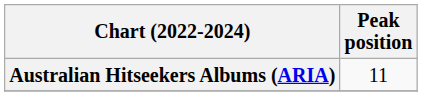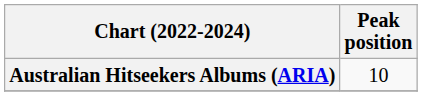(378, 74) 11 -> (378, 74) 10
